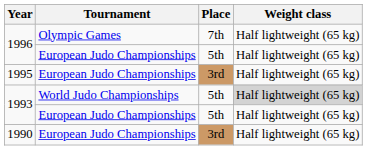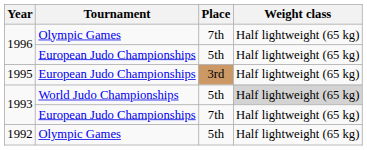(216, 114) 5th -> (216, 114) 7th
+ row: (20, 134)
- row: (20, 134)
